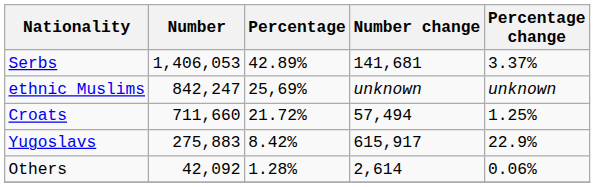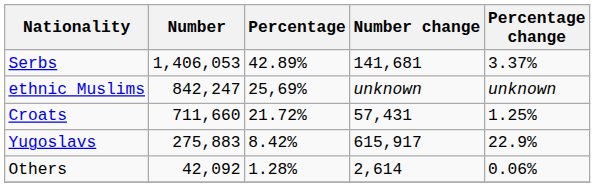(383, 116) 57,494 -> (383, 116) 57,431
